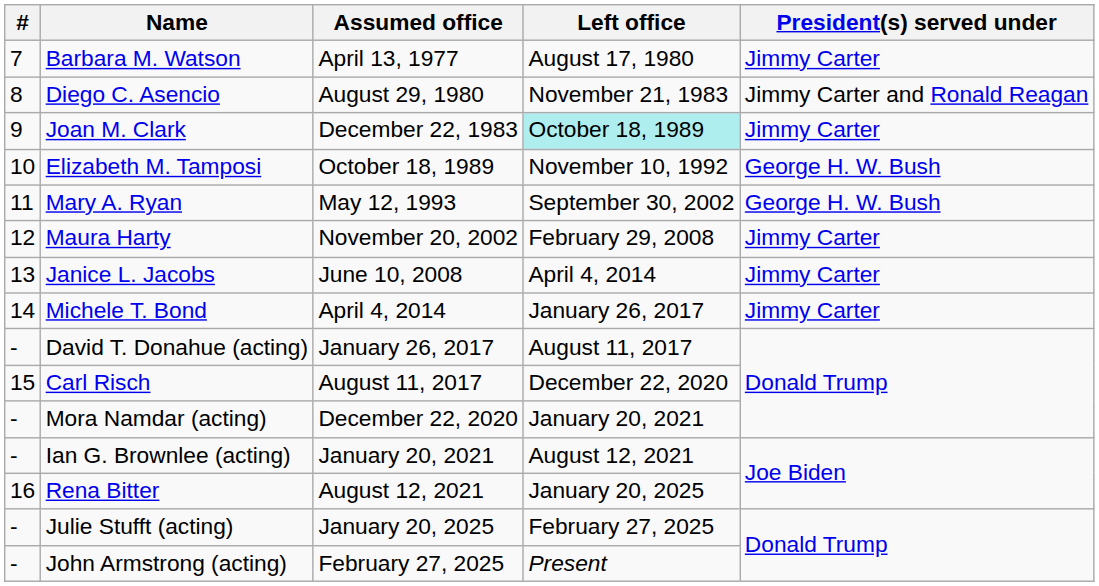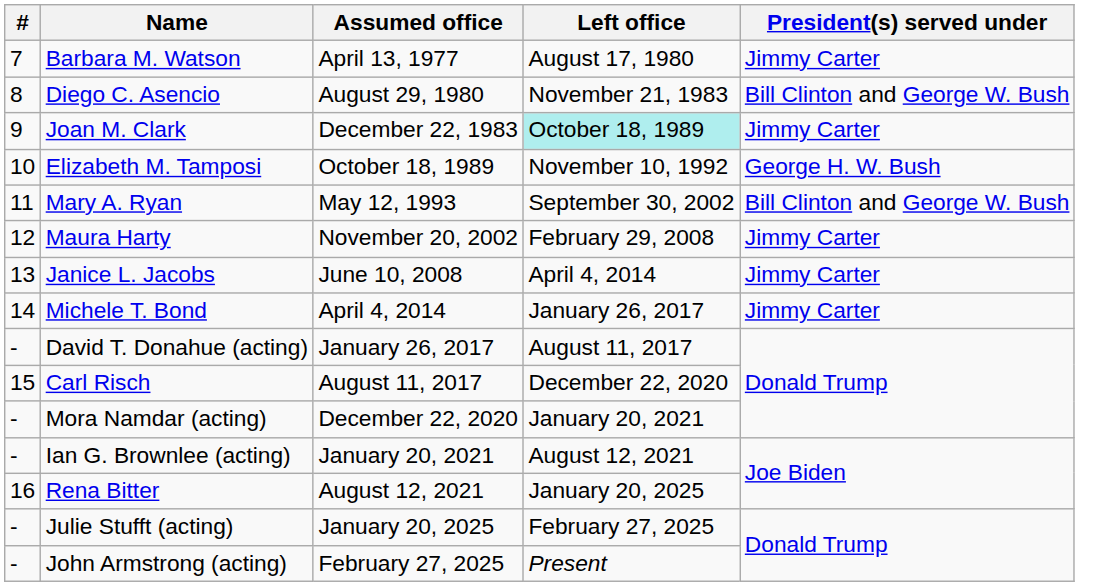(917, 94) Jimmy Carter and Ronald Reagan -> (907, 94) Bill Clinton and George W. Bush
(843, 202) George H. W. Bush -> (907, 202) Bill Clinton and George W. Bush
